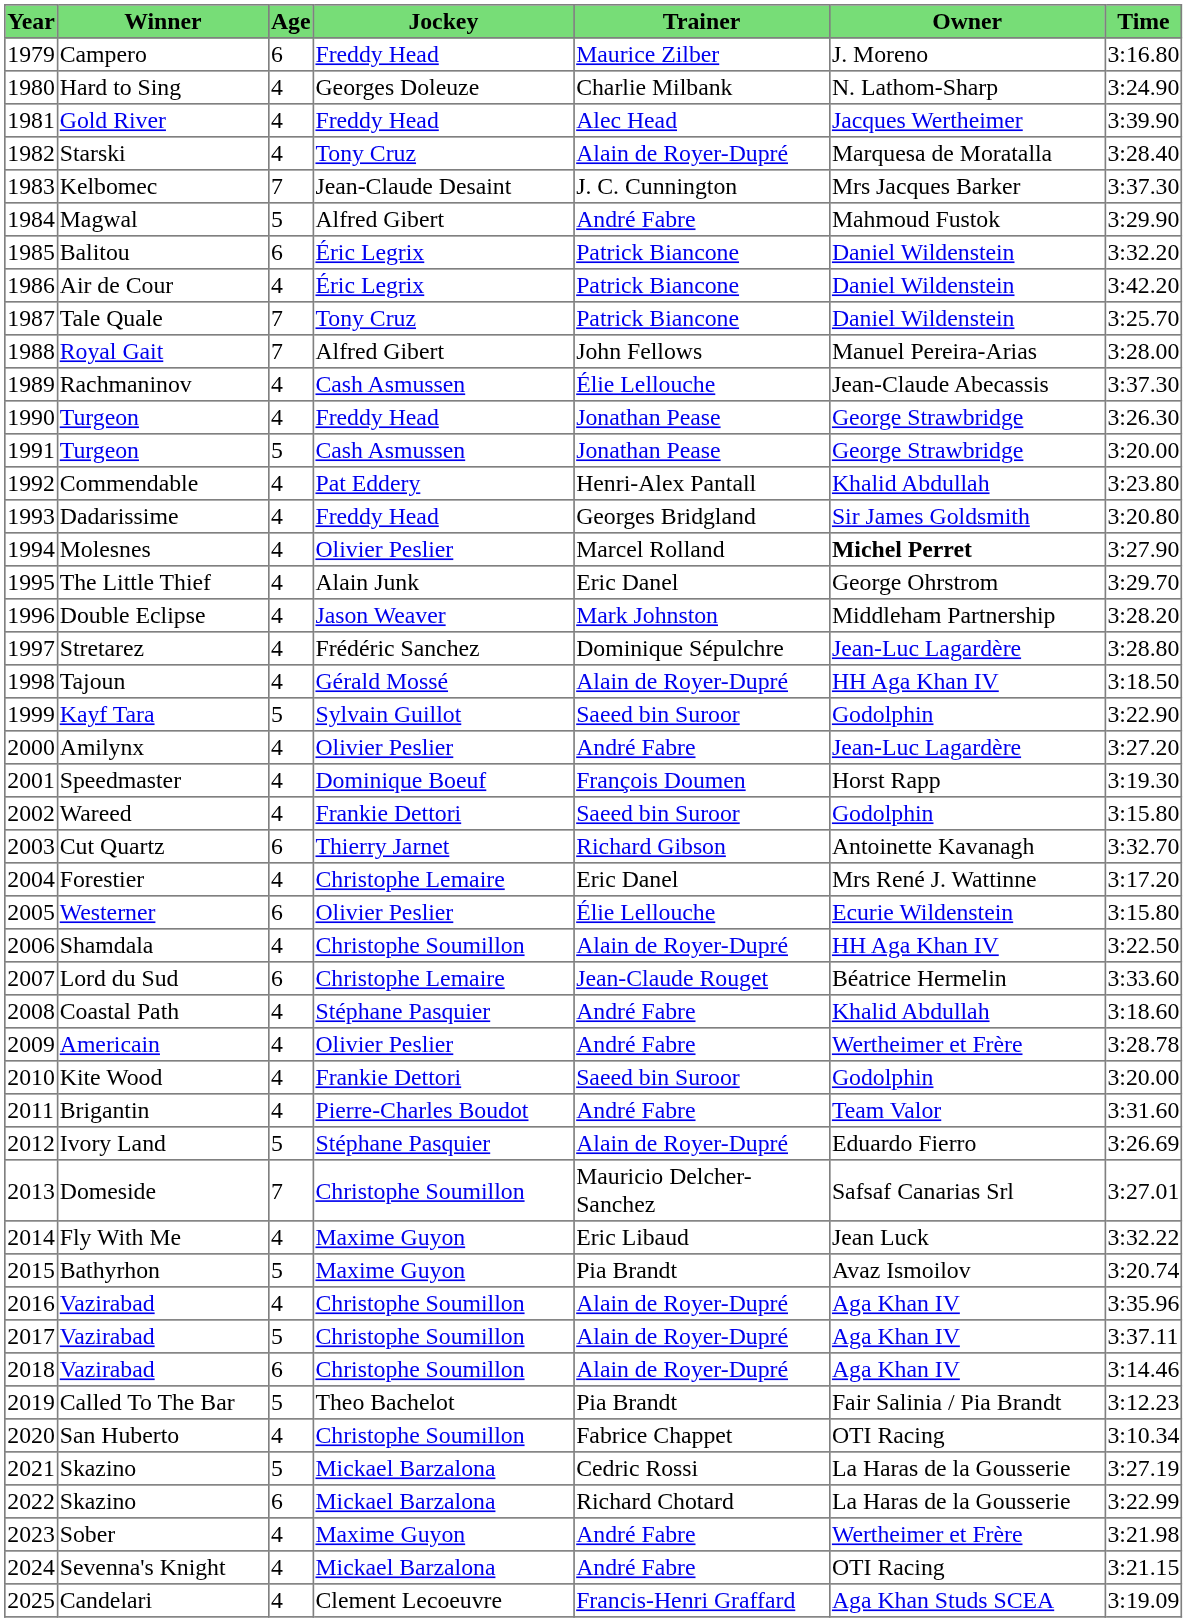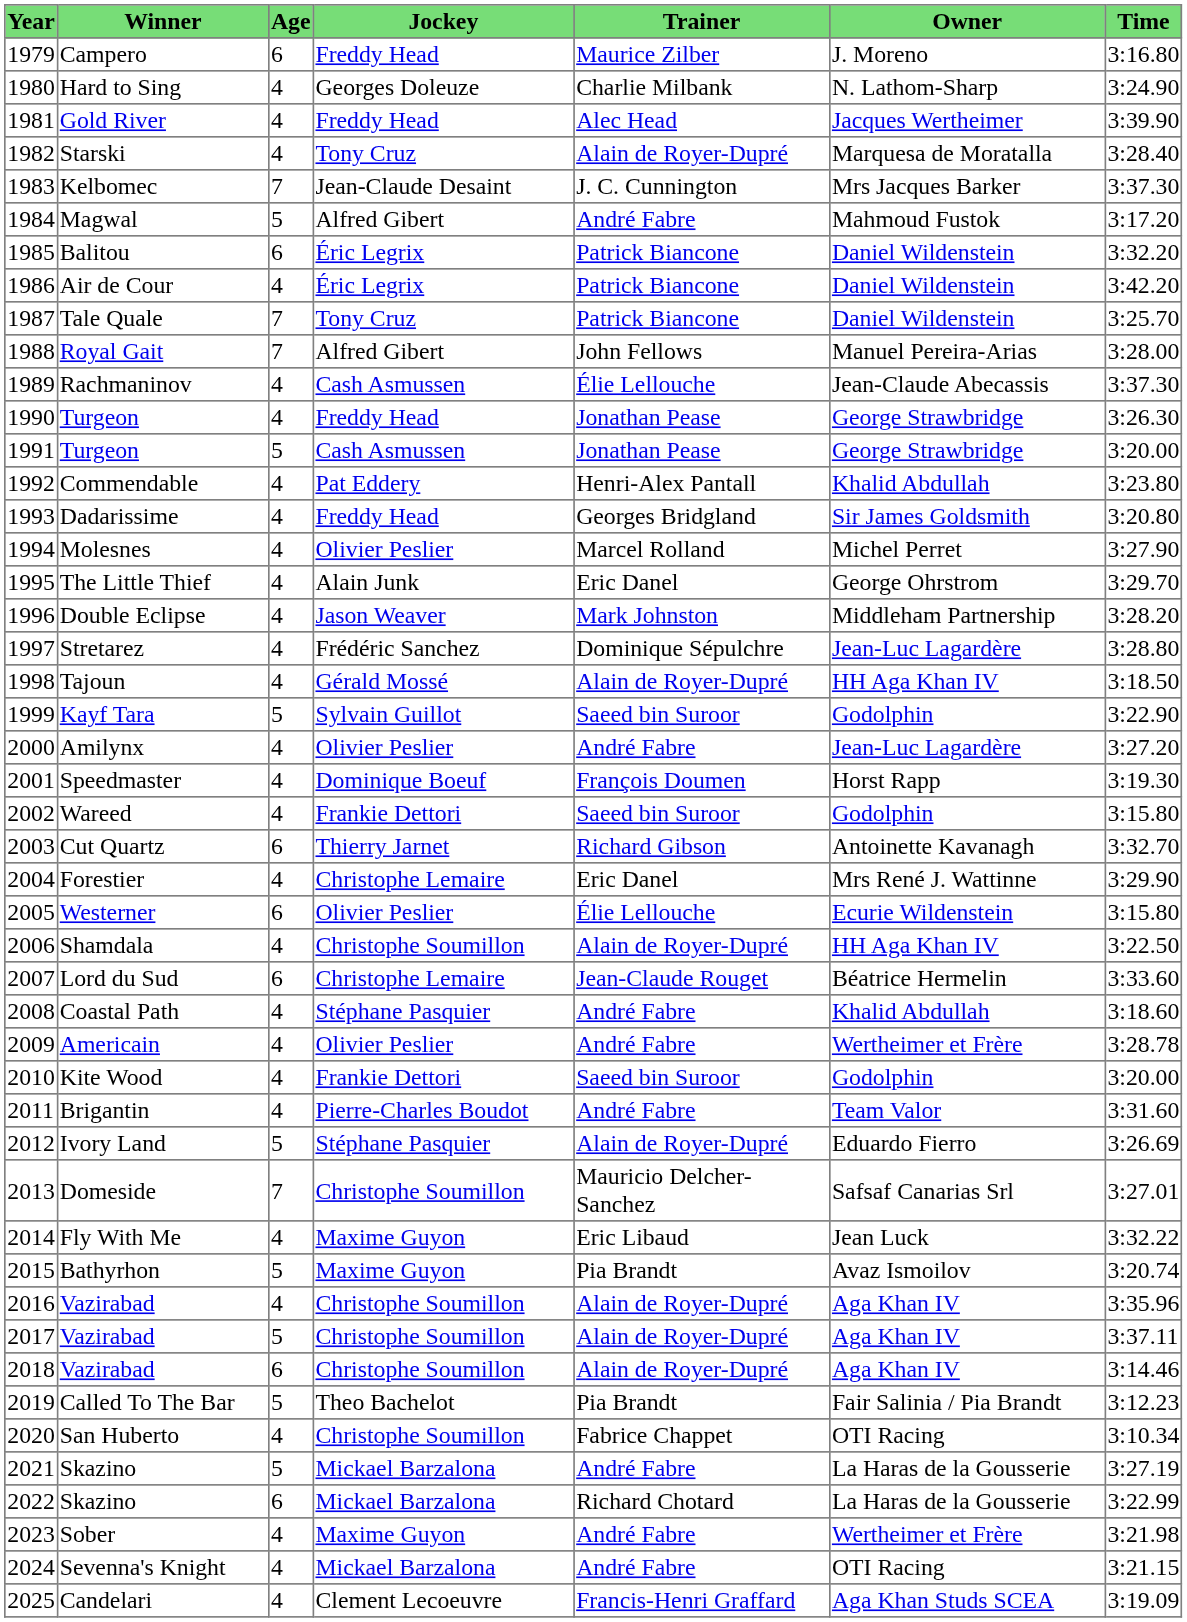(1143, 218) 3:29.90 -> (1143, 218) 3:17.20
(902, 548) bold -> (897, 548) normal
(1143, 878) 3:17.20 -> (1143, 878) 3:29.90
(637, 1468) Cedric Rossi -> (636, 1468) André Fabre
